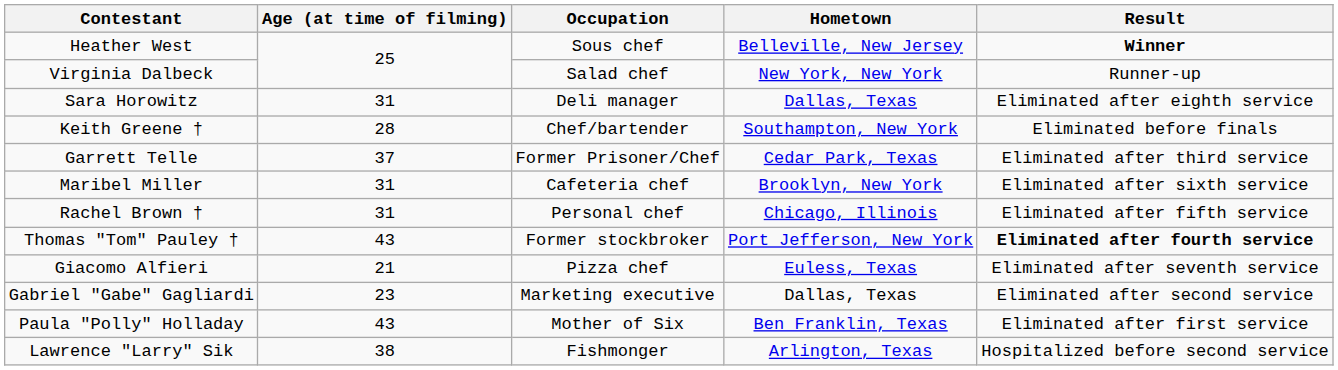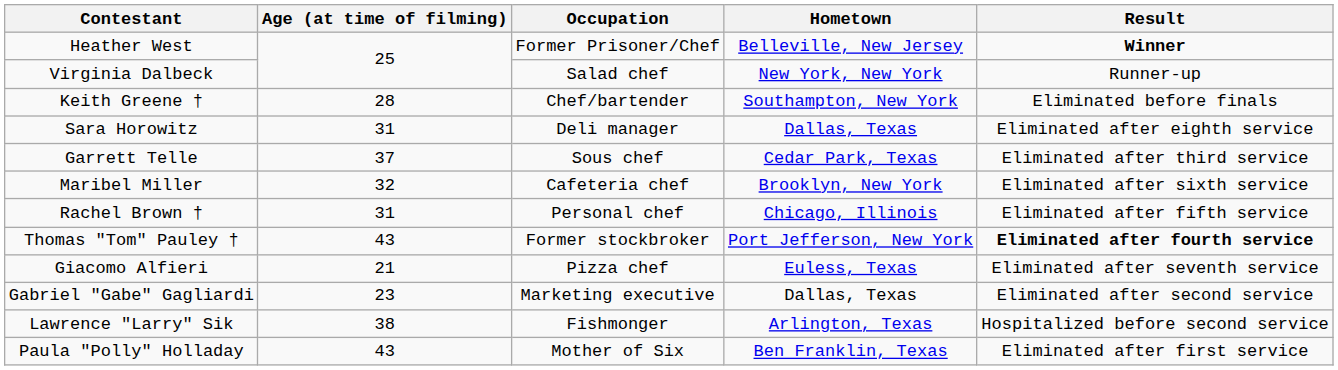(618, 46) Sous chef -> (618, 46) Former Prisoner/Chef
rows swapped: (131, 130) <-> (131, 102)
(618, 157) Former Prisoner/Chef -> (618, 157) Sous chef
(385, 185) 31 -> (385, 185) 32
rows swapped: (131, 352) <-> (131, 324)
